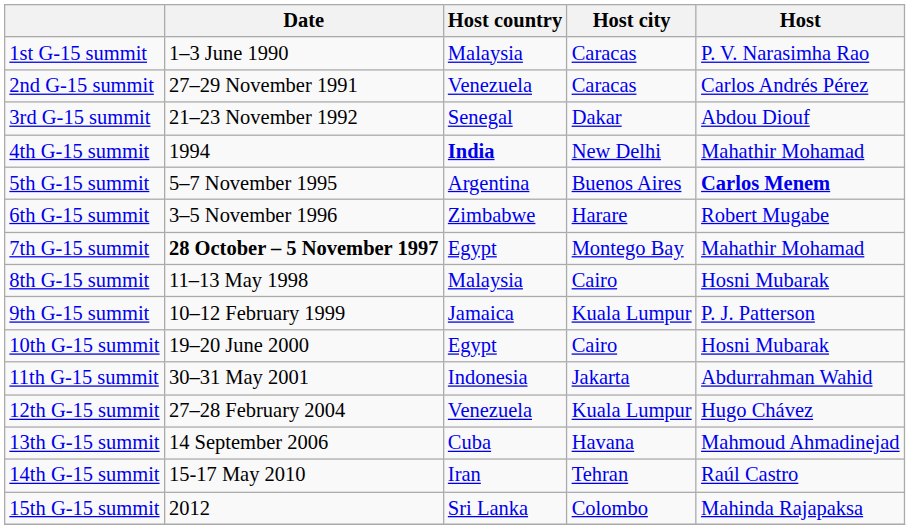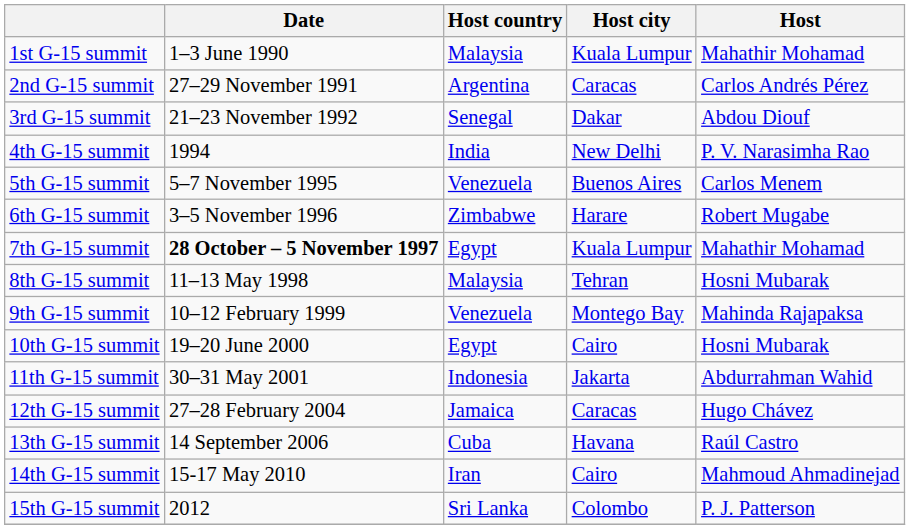(604, 53) Caracas -> (632, 53) Kuala Lumpur
(785, 53) P. V. Narasimha Rao -> (783, 53) Mahathir Mohamad
(490, 85) Venezuela -> (489, 85) Argentina
(471, 150) bold -> (469, 150) normal
(783, 150) Mahathir Mohamad -> (785, 150) P. V. Narasimha Rao
(489, 183) Argentina -> (490, 183) Venezuela
(766, 183) bold -> (762, 183) normal
(628, 248) Montego Bay -> (632, 248) Kuala Lumpur
(594, 280) Cairo -> (600, 280) Tehran
(481, 313) Jamaica -> (490, 313) Venezuela
(632, 313) Kuala Lumpur -> (628, 313) Montego Bay
(758, 313) P. J. Patterson -> (782, 313) Mahinda Rajapaksa
(490, 410) Venezuela -> (481, 410) Jamaica
(632, 410) Kuala Lumpur -> (604, 410) Caracas
(800, 442) Mahmoud Ahmadinejad -> (750, 442) Raúl Castro
(600, 475) Tehran -> (594, 475) Cairo
(750, 475) Raúl Castro -> (800, 475) Mahmoud Ahmadinejad
(782, 507) Mahinda Rajapaksa -> (758, 507) P. J. Patterson
